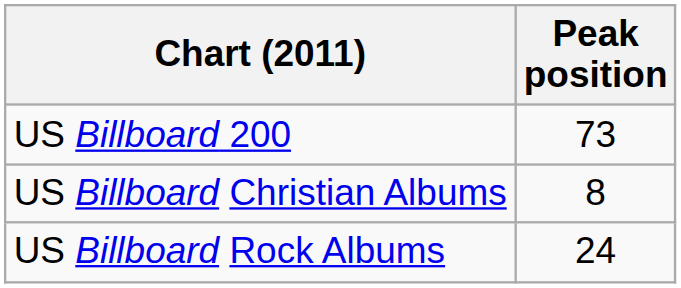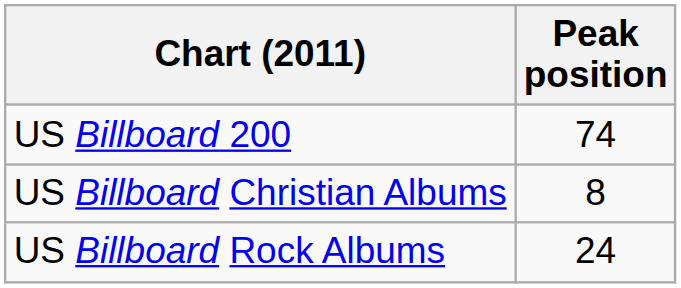(596, 134) 73 -> (596, 134) 74
